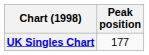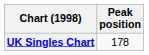(120, 42) 177 -> (120, 42) 178
